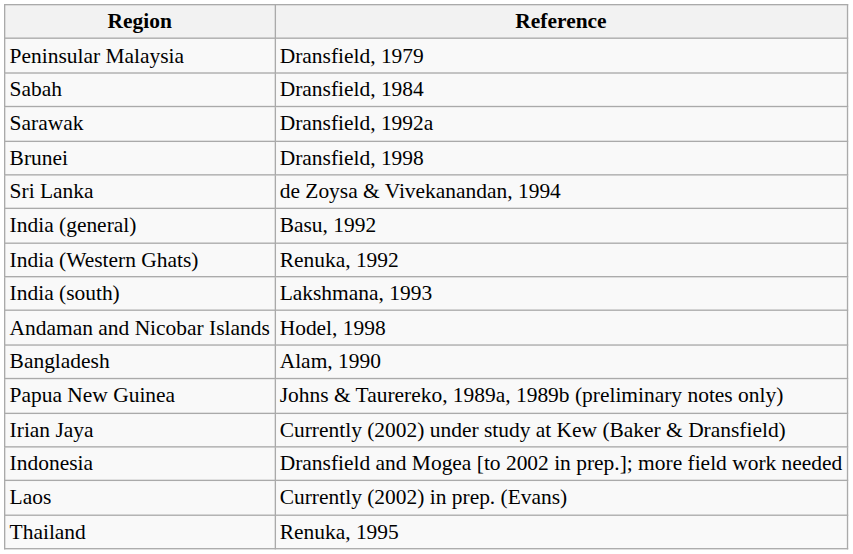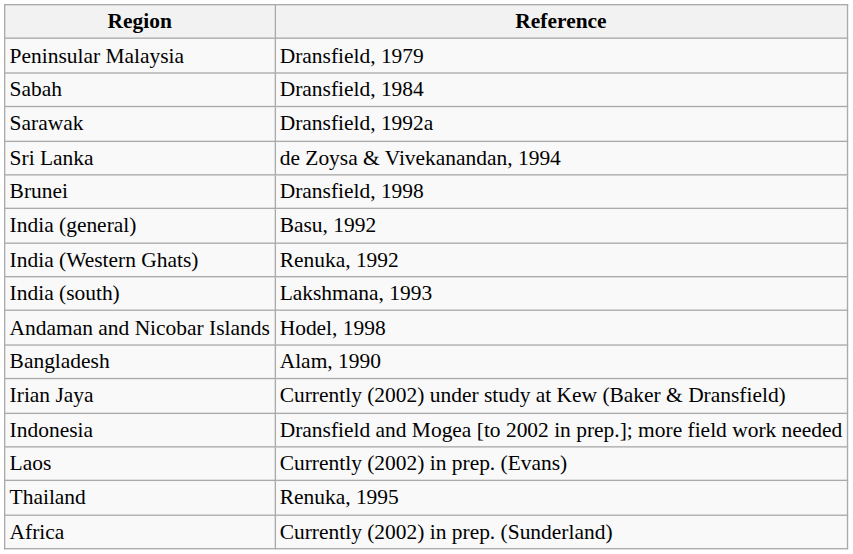rows swapped: (39, 157) <-> (52, 191)
- row: (92, 395)
+ row: (37, 531)
